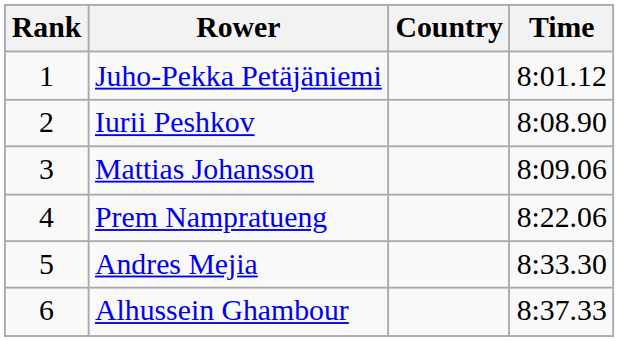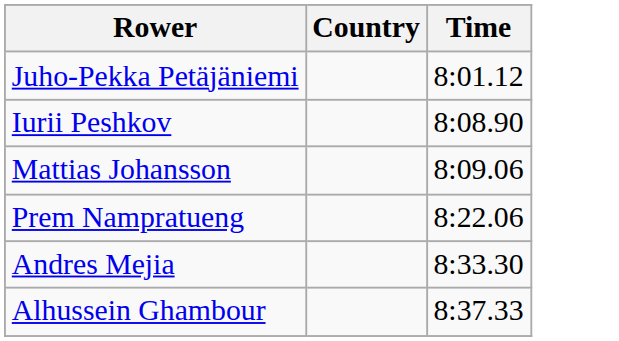- column: (47, 28)
